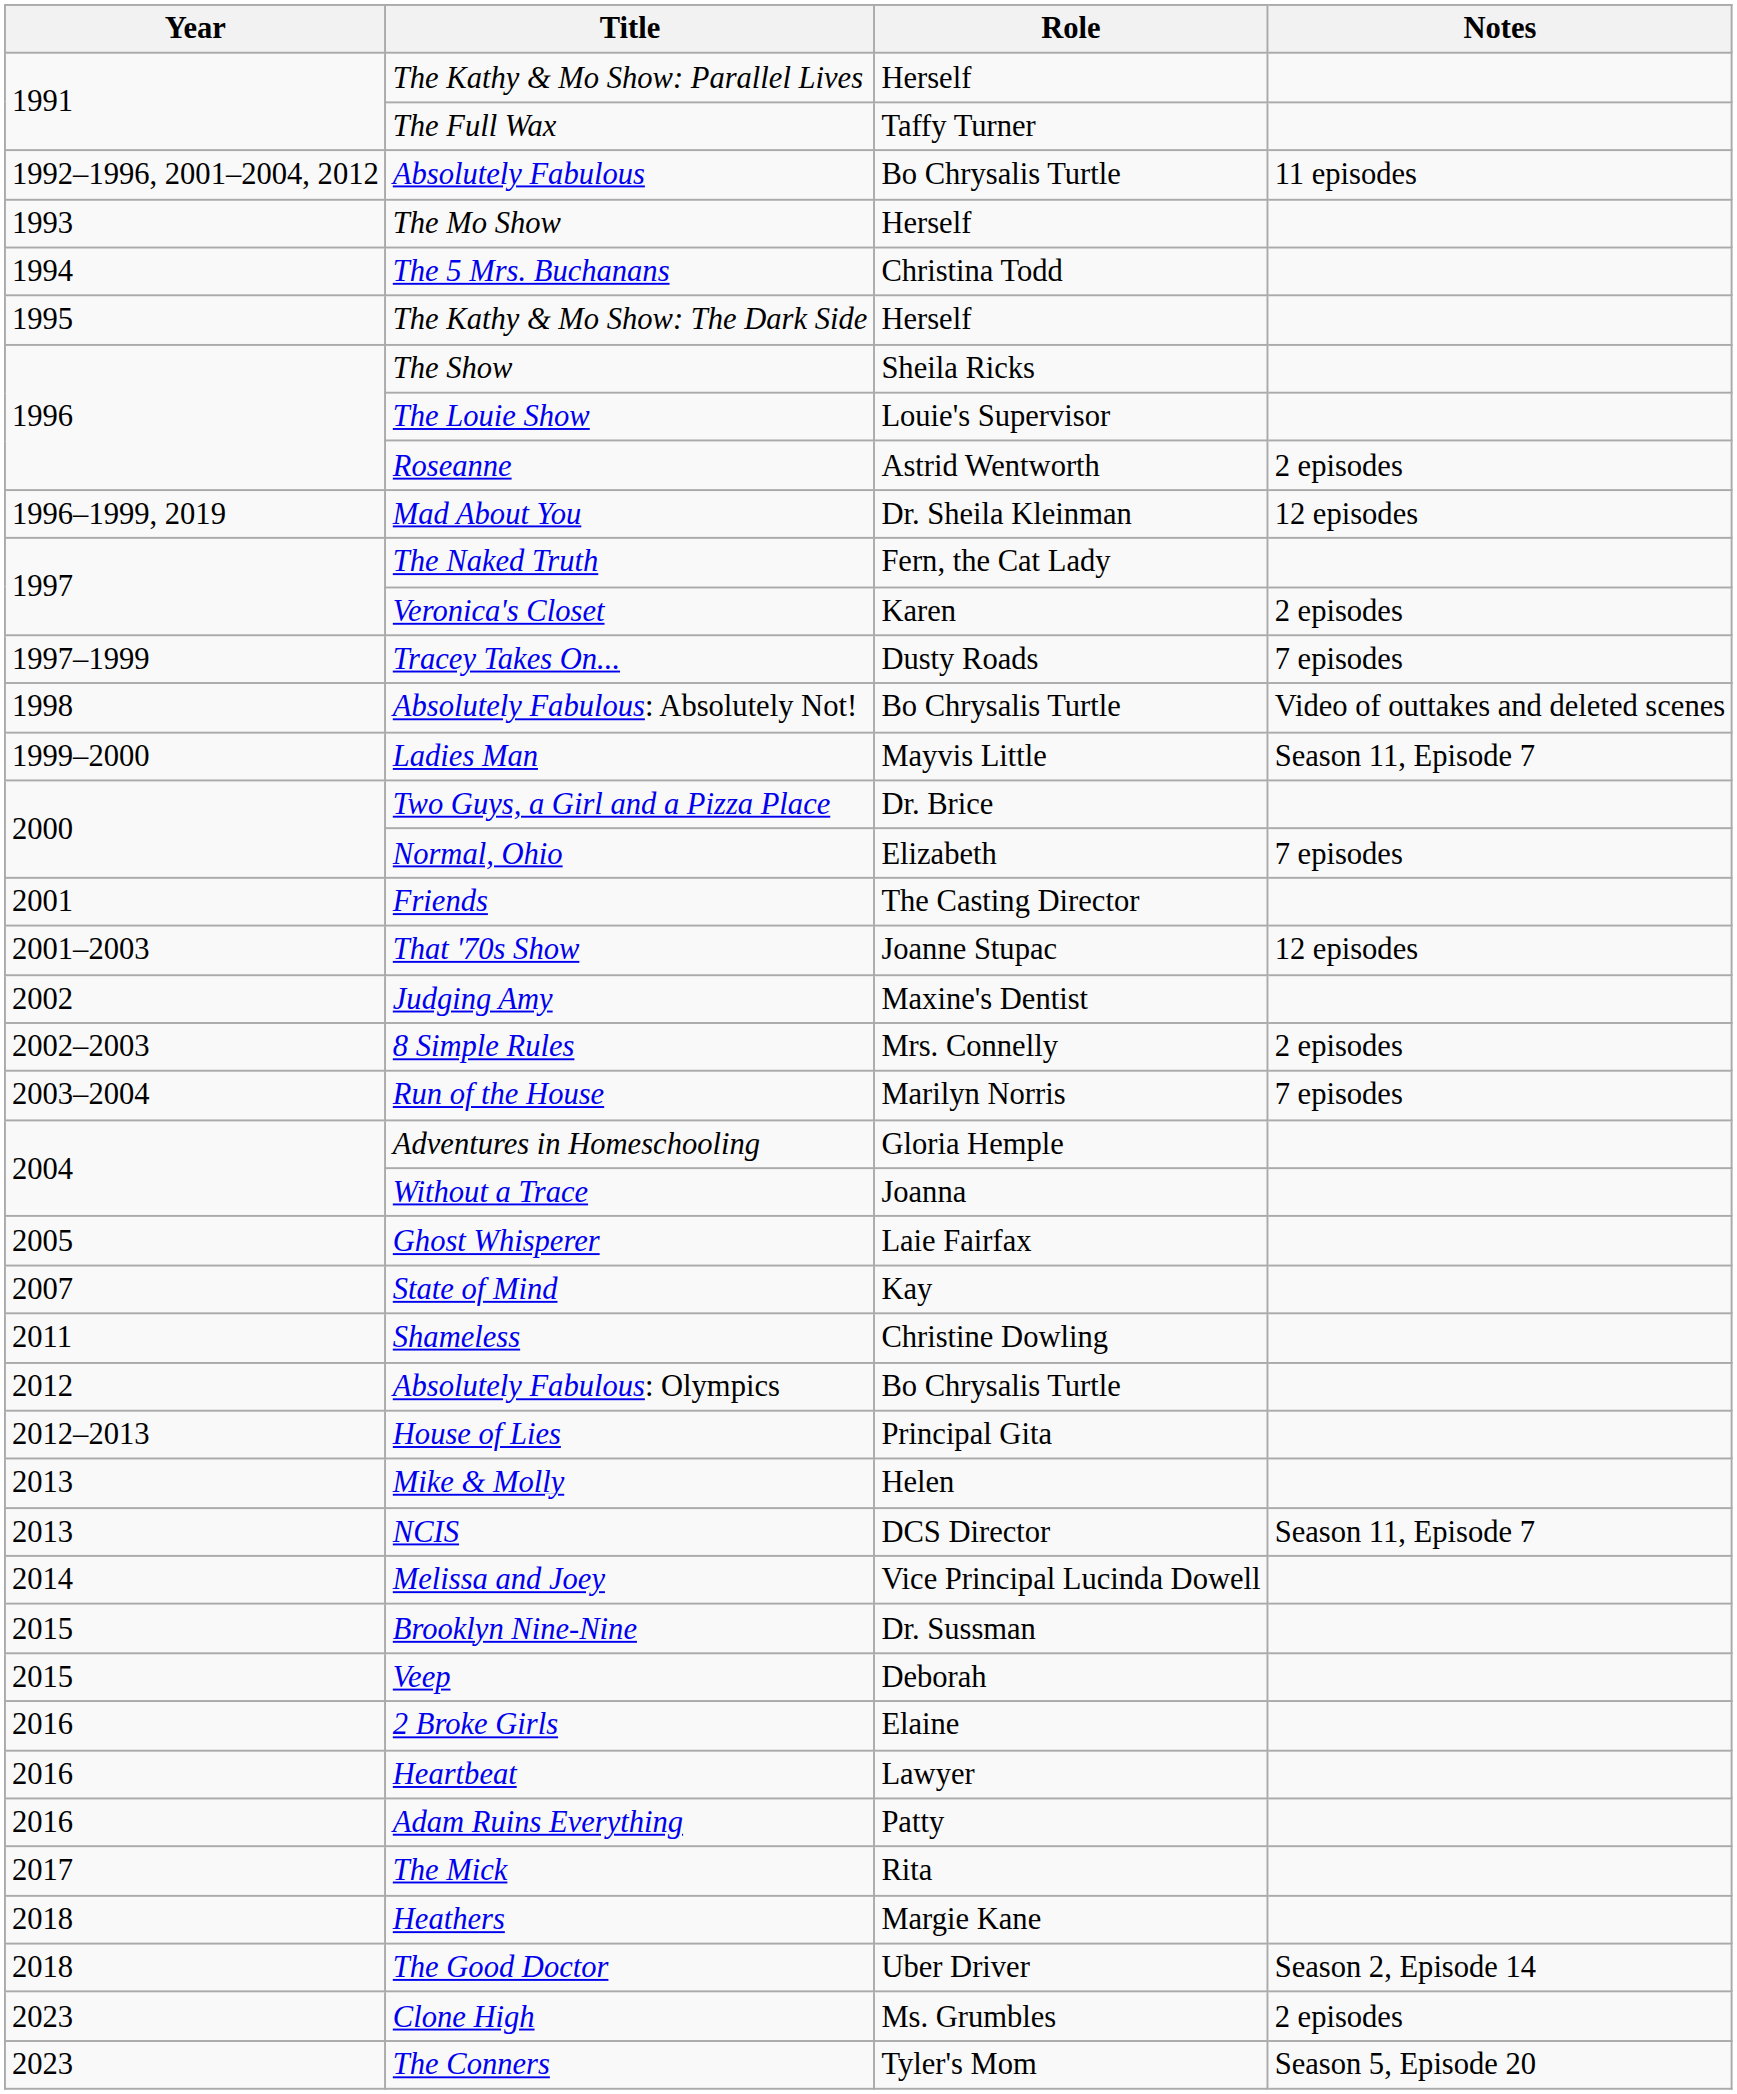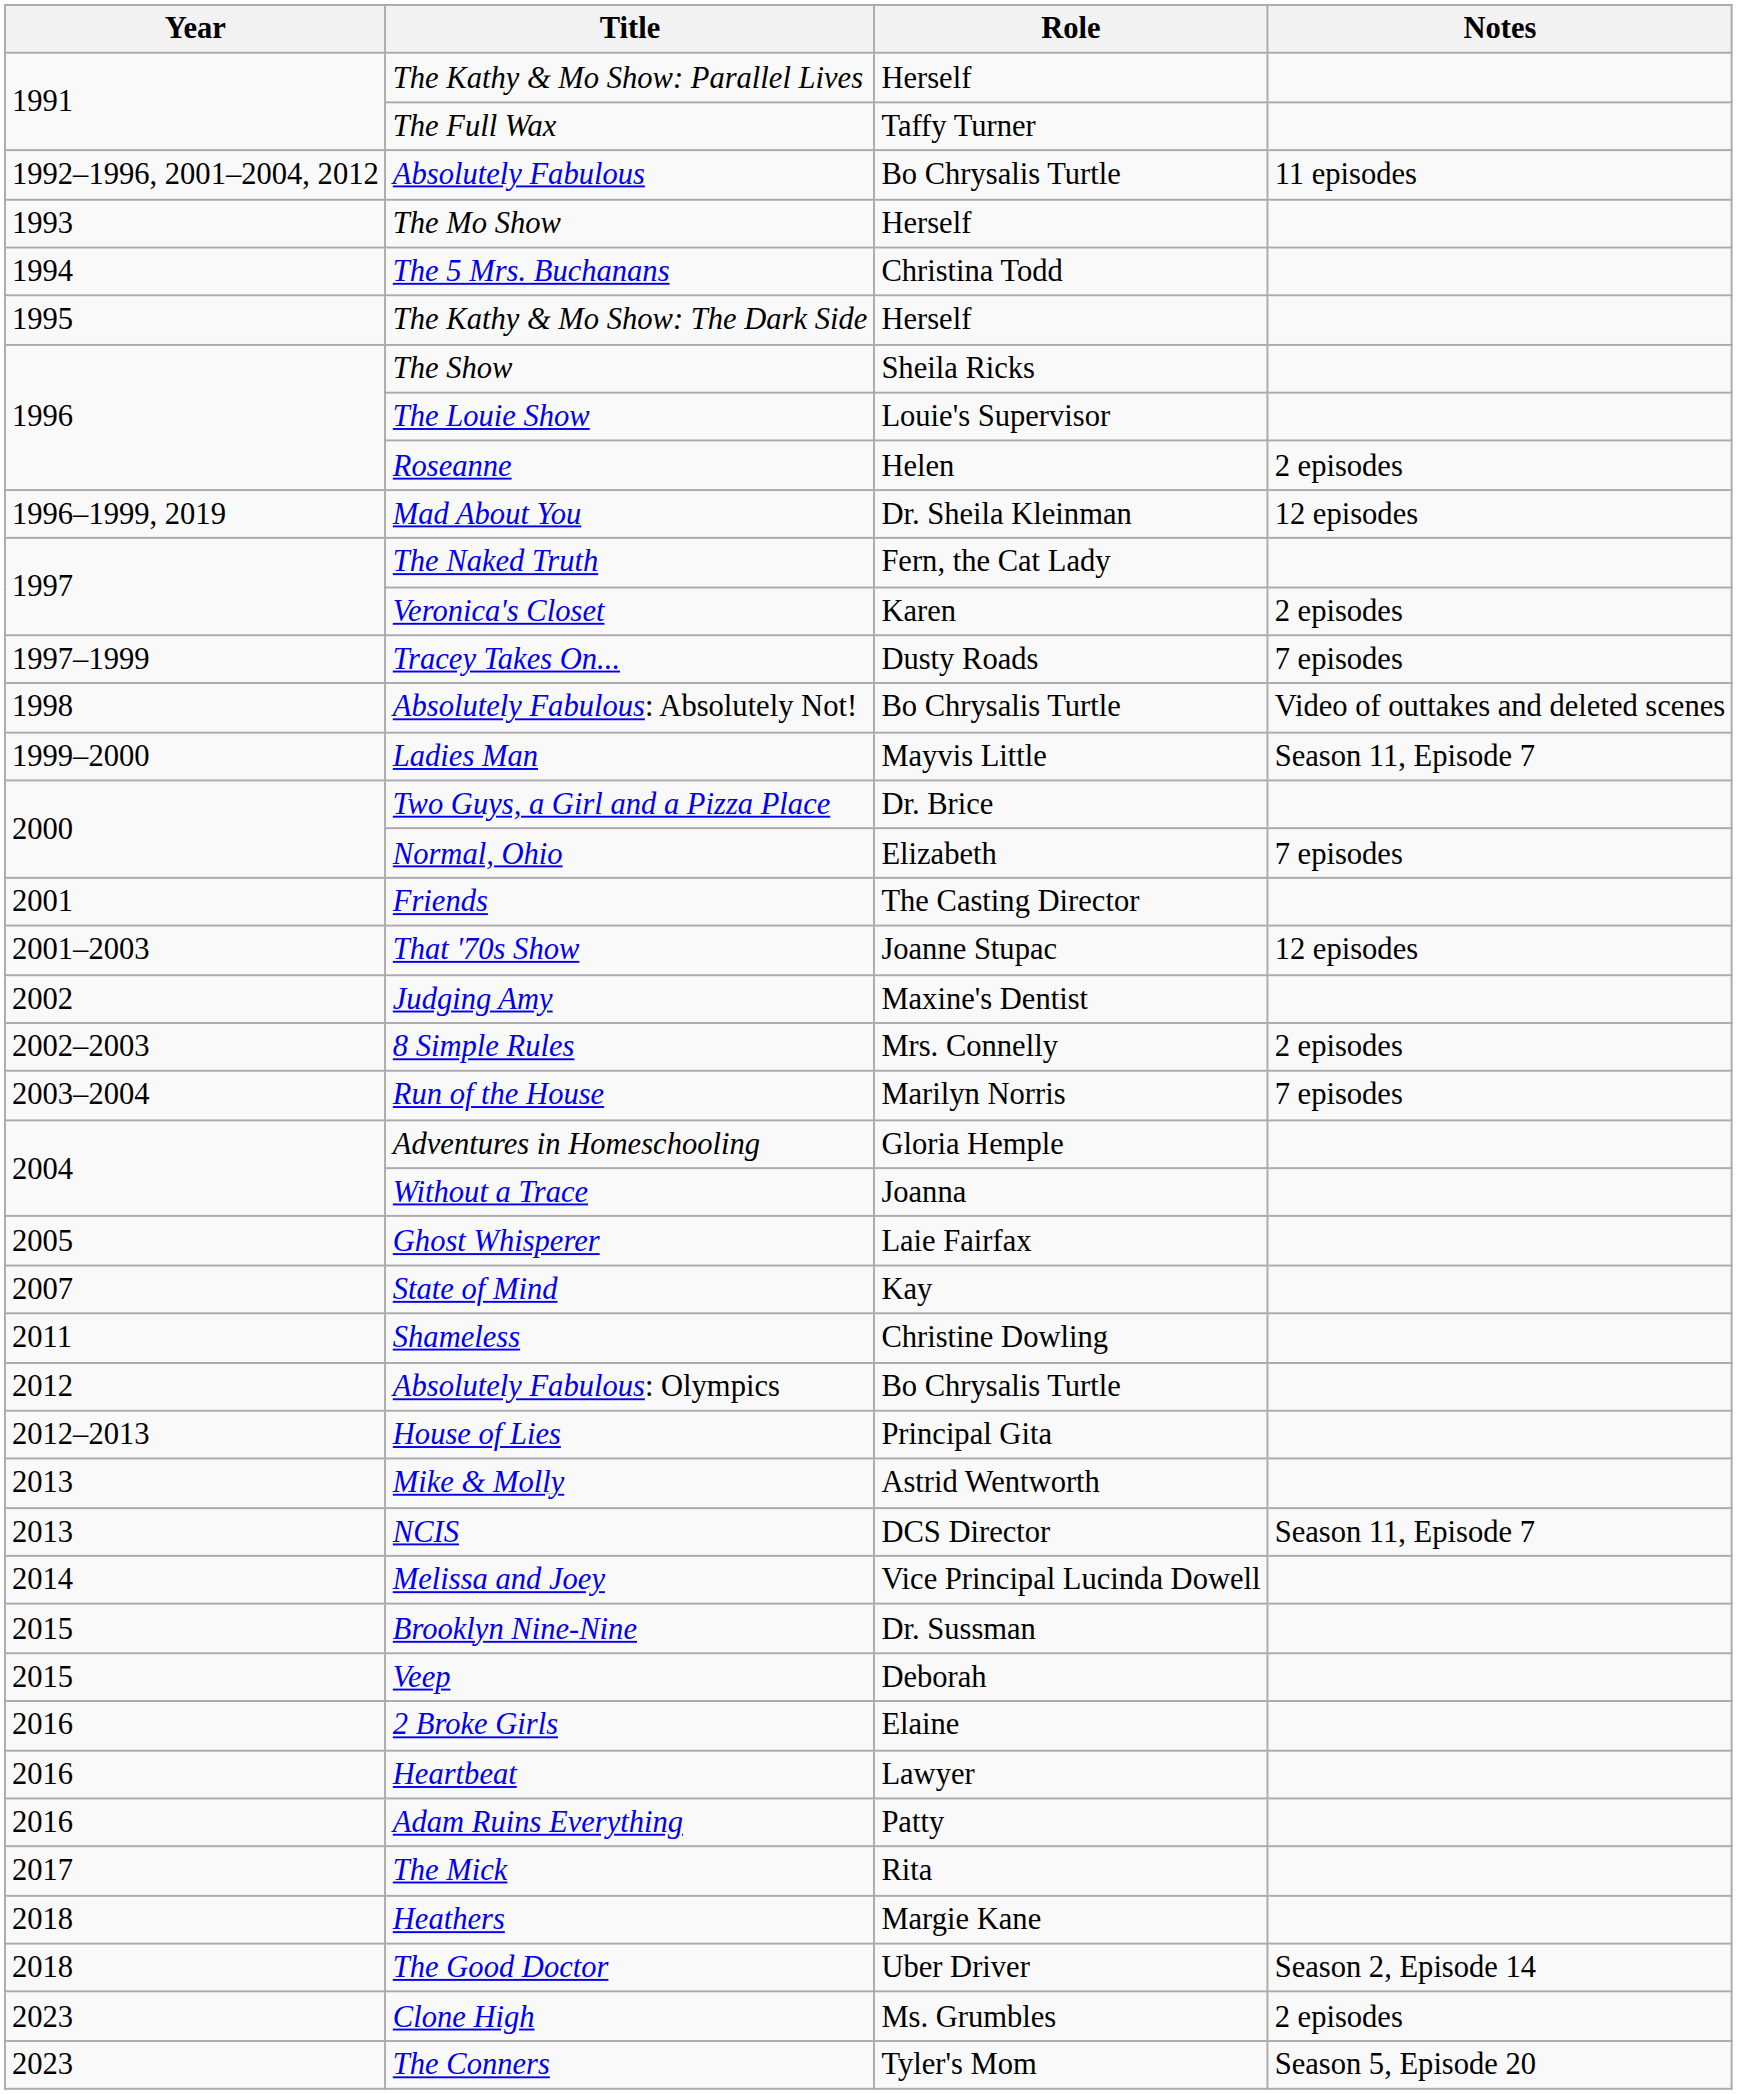(991, 464) Astrid Wentworth -> (918, 464) Helen
(918, 1482) Helen -> (991, 1482) Astrid Wentworth
